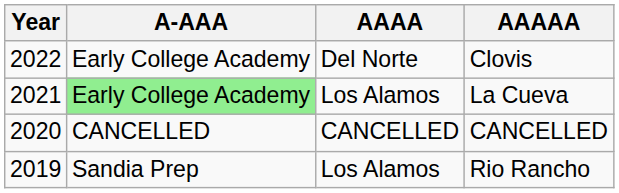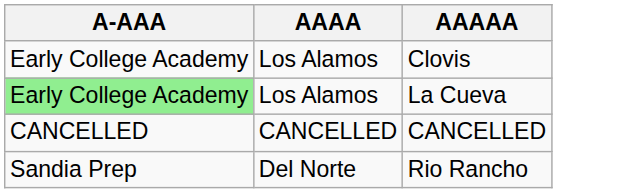- column: (36, 22)
(369, 59) Del Norte -> (318, 59) Los Alamos
(380, 168) Los Alamos -> (308, 168) Del Norte
